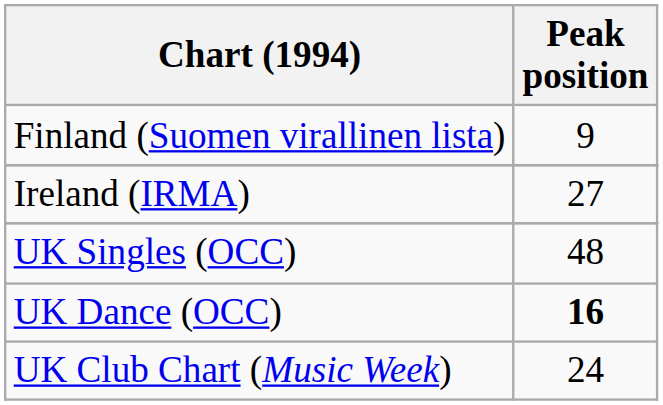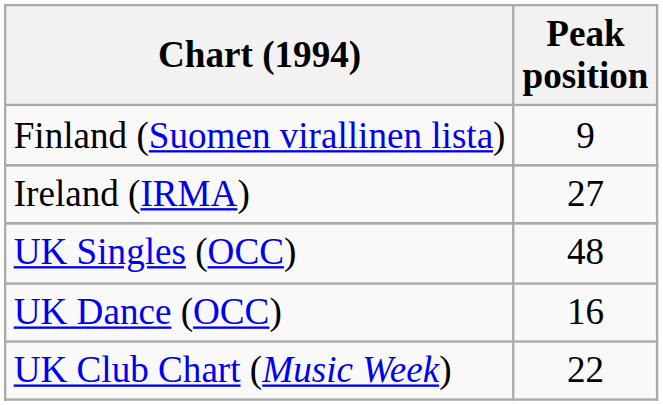(586, 311) bold -> (586, 311) normal
(586, 370) 24 -> (586, 370) 22
